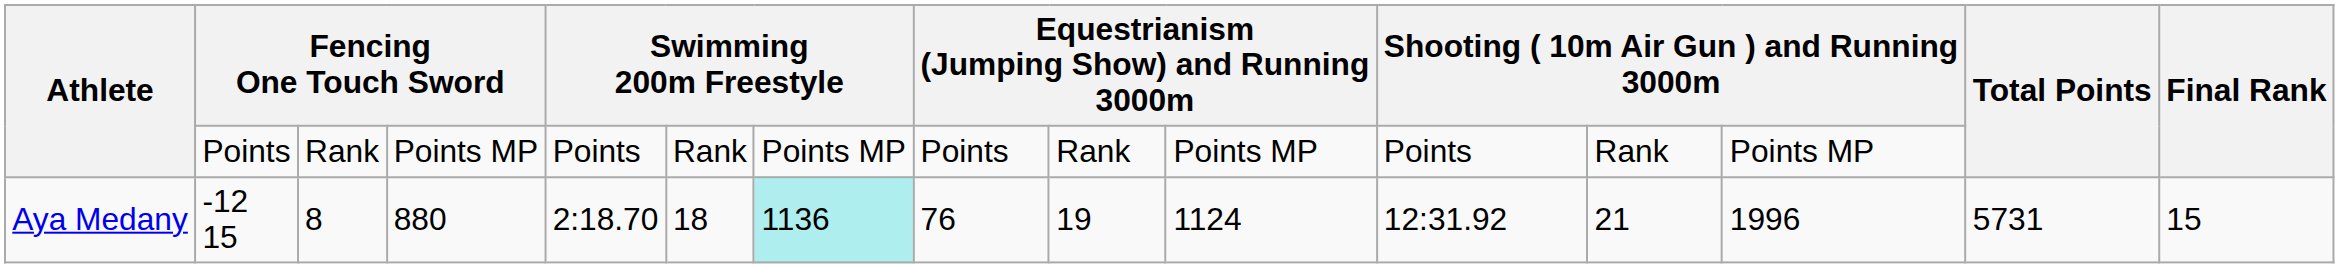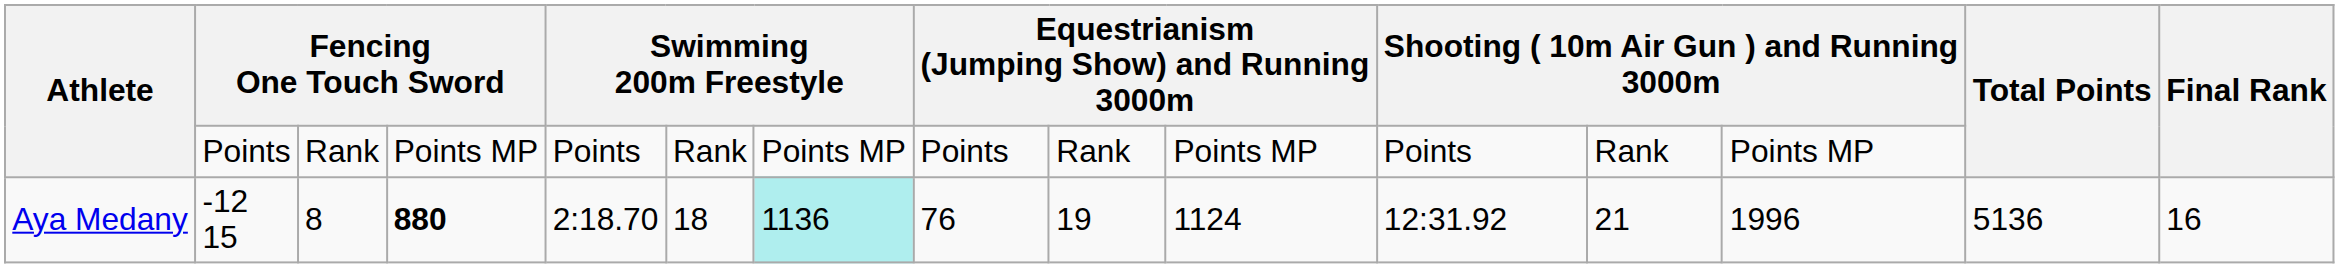(420, 219) normal -> (420, 219) bold
(2008, 219) 5731 -> (2008, 219) 5136
(2184, 219) 15 -> (2184, 219) 16
